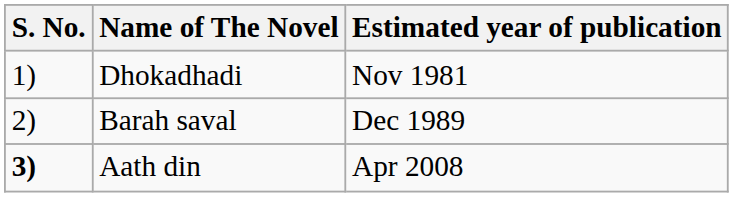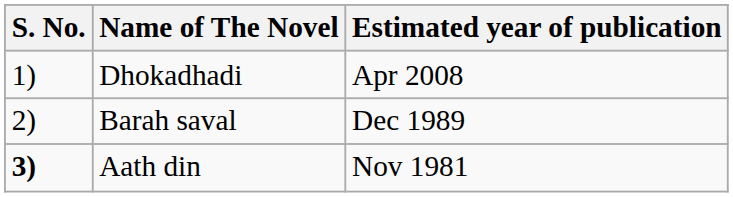(410, 74) Nov 1981 -> (408, 74) Apr 2008
(408, 167) Apr 2008 -> (410, 167) Nov 1981
